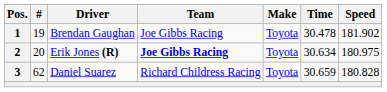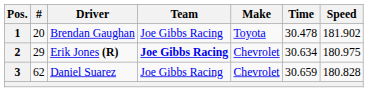(39, 33) 19 -> (39, 33) 20
(39, 52) 20 -> (39, 52) 29
(282, 52) Toyota -> (257, 52) Chevrolet
(200, 72) Richard Childress Racing -> (182, 72) Joe Gibbs Racing
(282, 72) Toyota -> (257, 72) Chevrolet
